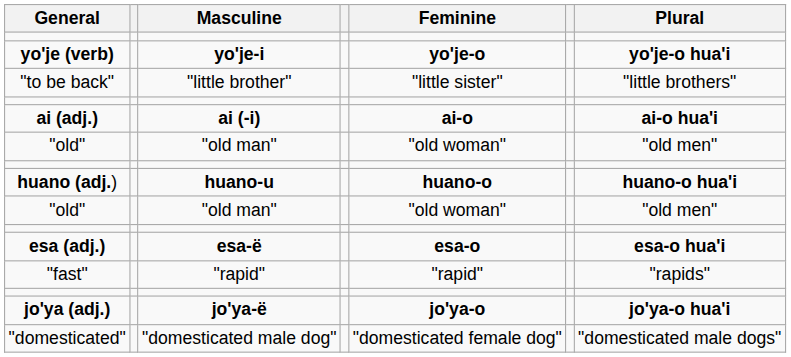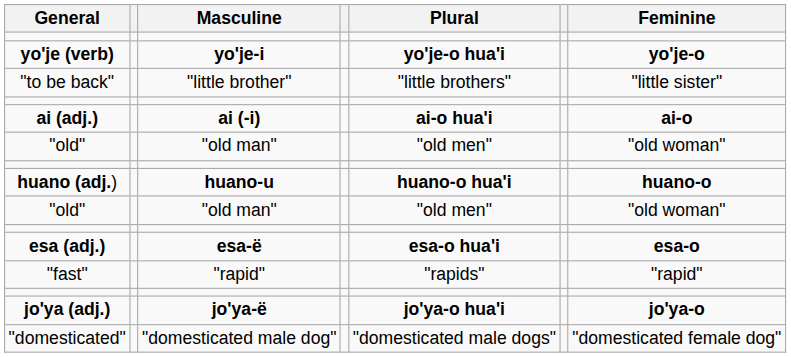columns swapped: (457, 18) <-> (680, 18)
